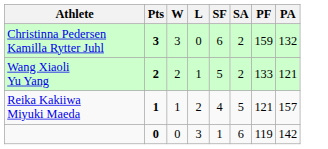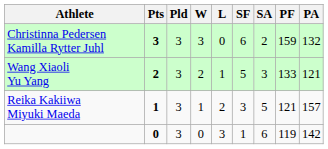+ column: (179, 14)
(241, 74) 2 -> (264, 74) 3
(220, 107) 4 -> (243, 107) 3
